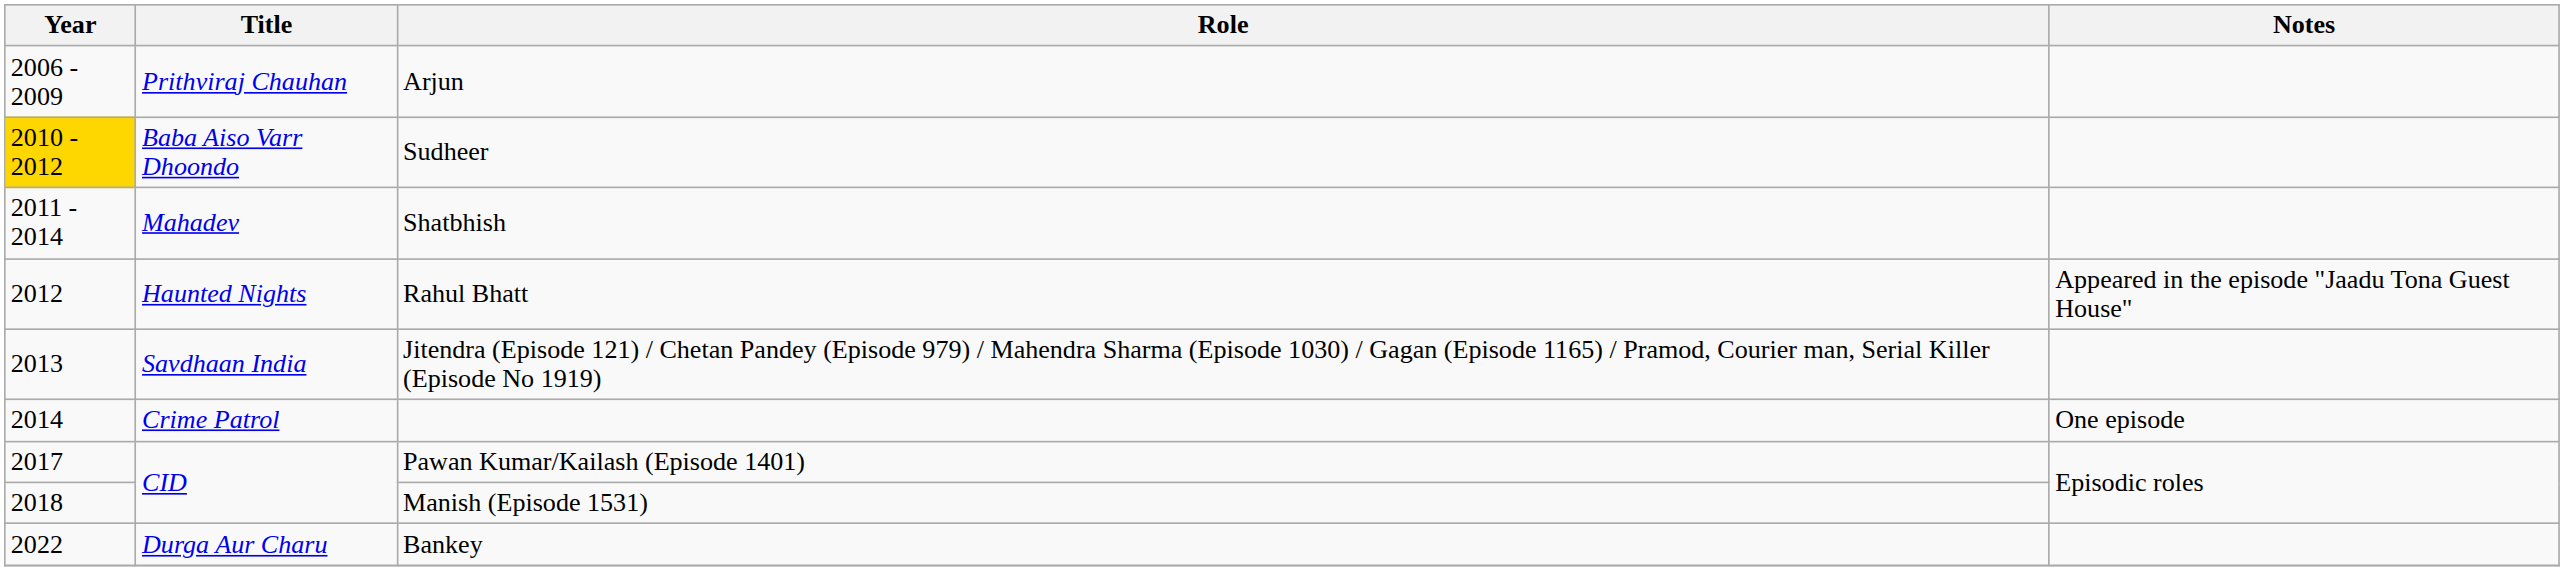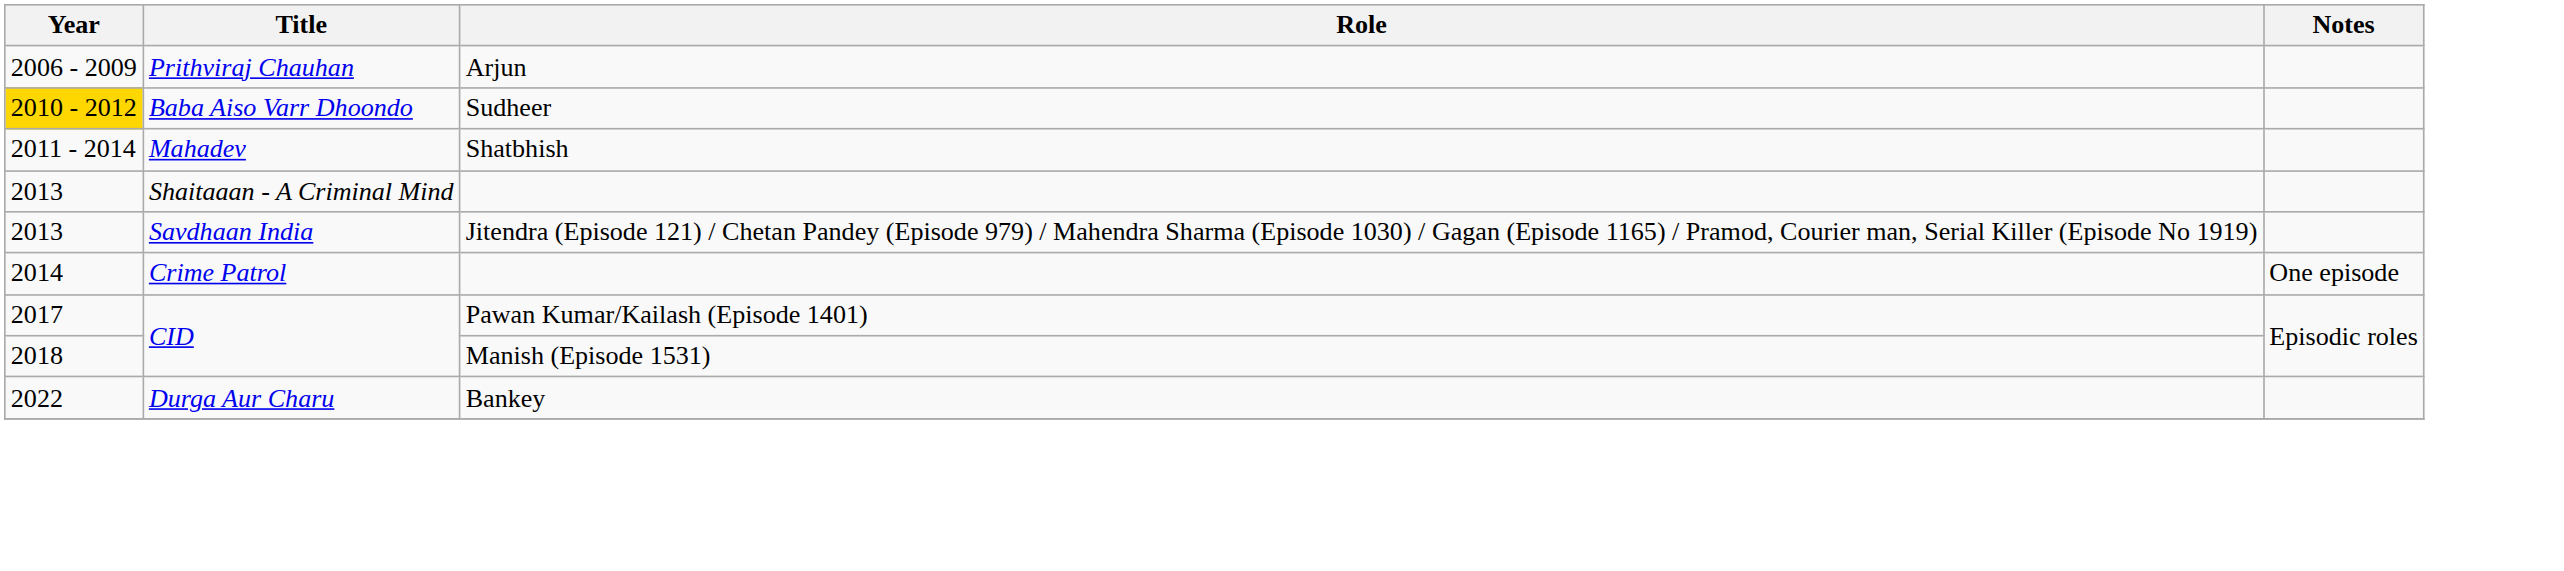- row: (224, 293)
+ row: (301, 190)
